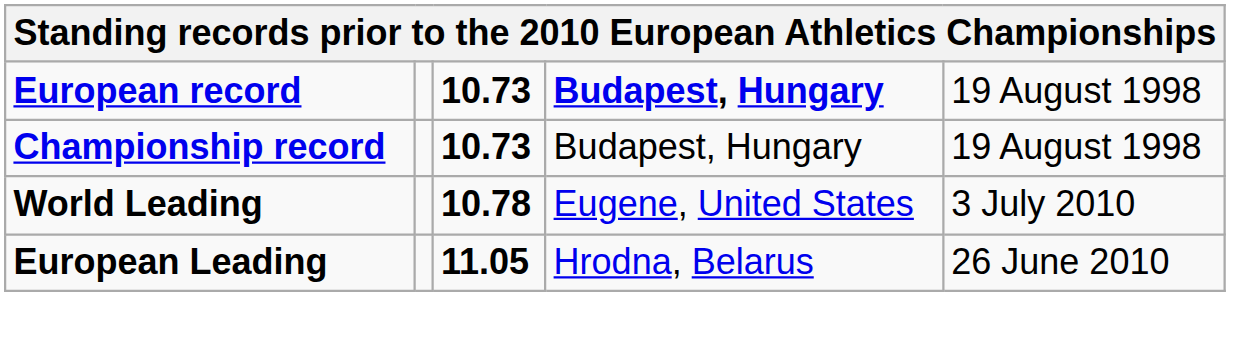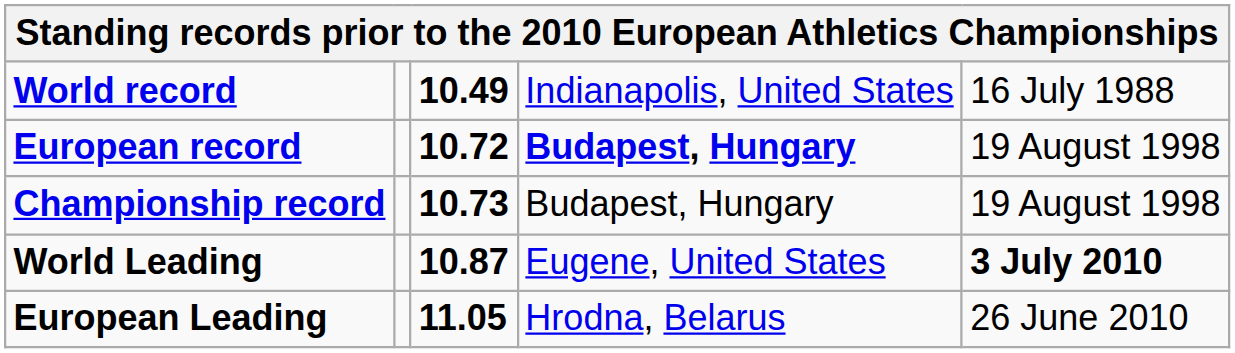+ row: (125, 90)
(486, 90) 10.73 -> (464, 147) 10.72
(486, 204) 10.78 -> (464, 261) 10.87
(1043, 204) normal -> (1066, 261) bold
